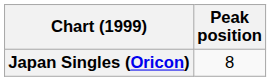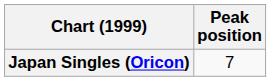(230, 62) 8 -> (230, 62) 7
